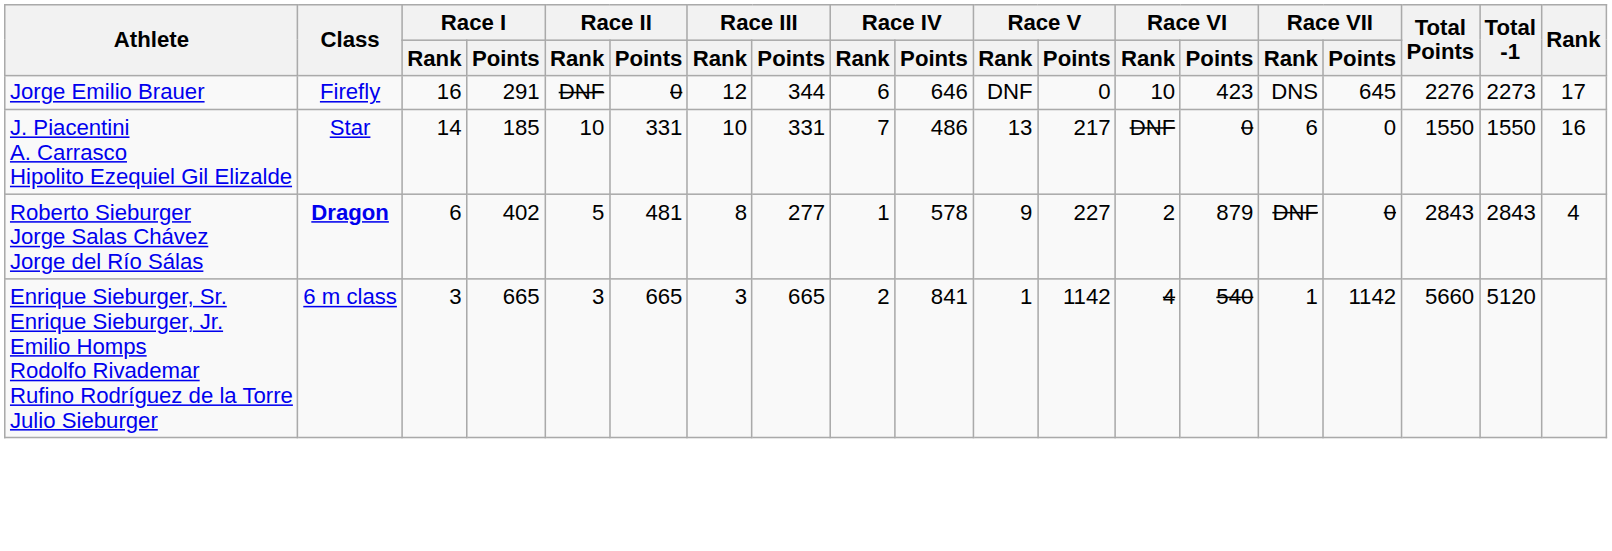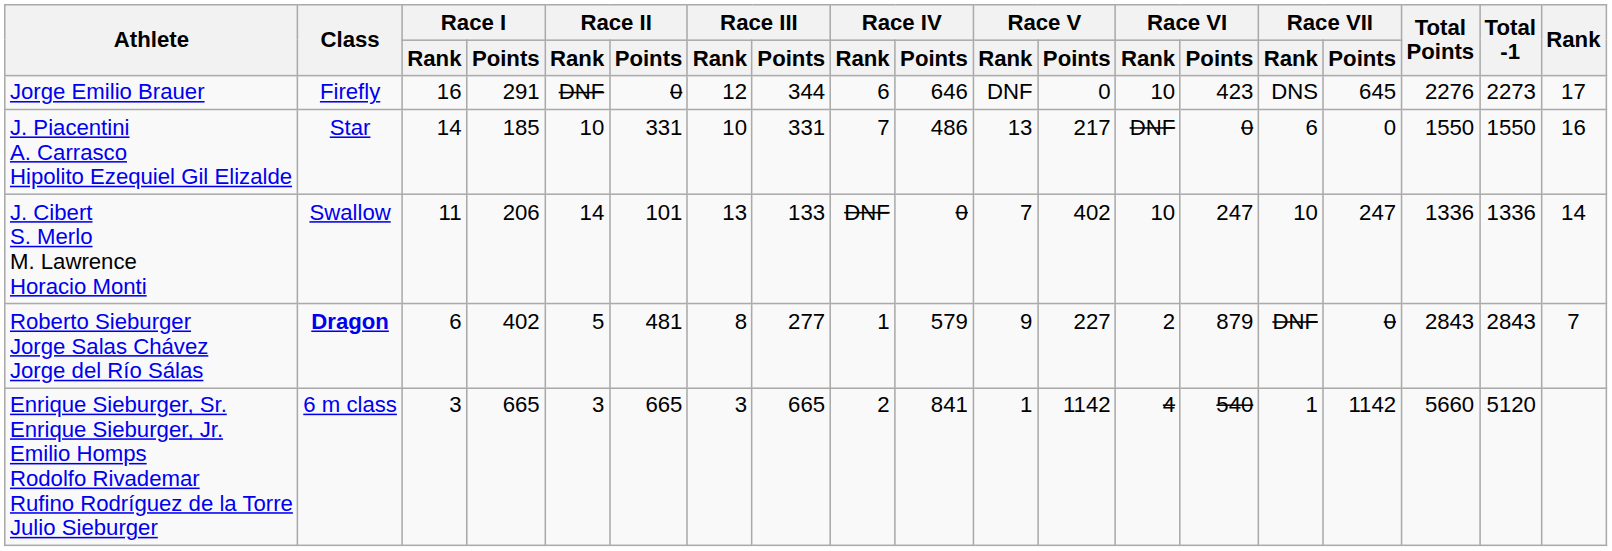+ row: (78, 249)
(949, 212) 578 -> (949, 321) 579
(1573, 212) 4 -> (1573, 321) 7
